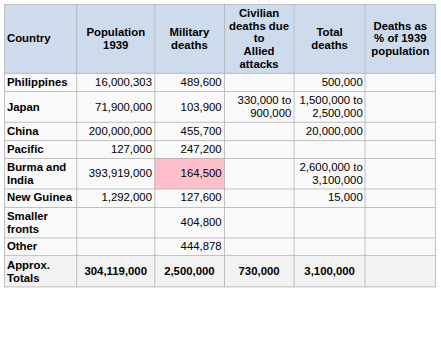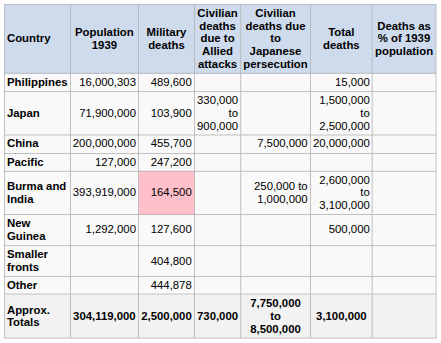+ column: (275, 39)
(342, 82) 500,000 -> (352, 82) 15,000
(345, 198) 15,000 -> (349, 230) 500,000
